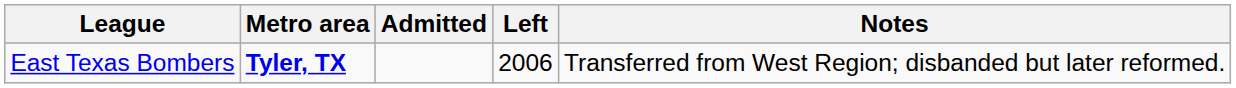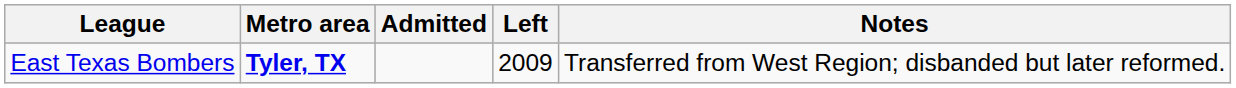(525, 62) 2006 -> (525, 62) 2009
